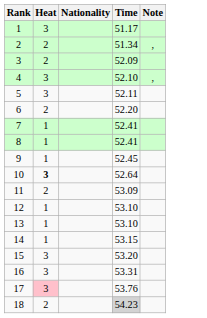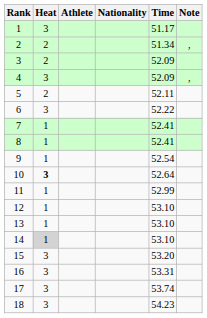+ column: (77, 12)
(126, 77) 52.10 -> (163, 77) 52.09
(46, 93) 3 -> (46, 93) 2
(46, 110) 2 -> (46, 110) 3
(126, 110) 52.20 -> (163, 110) 52.22
(126, 158) 52.45 -> (163, 158) 52.54
(46, 191) 2 -> (46, 191) 1
(126, 191) 53.09 -> (163, 191) 52.99
(46, 239) no background -> (46, 239) lightgrey background
(126, 239) 53.15 -> (163, 239) 53.10
(46, 288) pink background -> (46, 288) no background
(126, 288) 53.76 -> (163, 288) 53.74
(46, 304) 2 -> (46, 304) 3
(126, 304) lightgrey background -> (163, 304) no background
